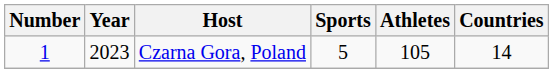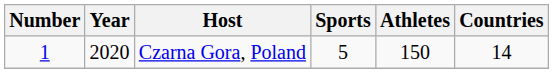(110, 52) 2023 -> (110, 52) 2020
(415, 52) 105 -> (415, 52) 150
